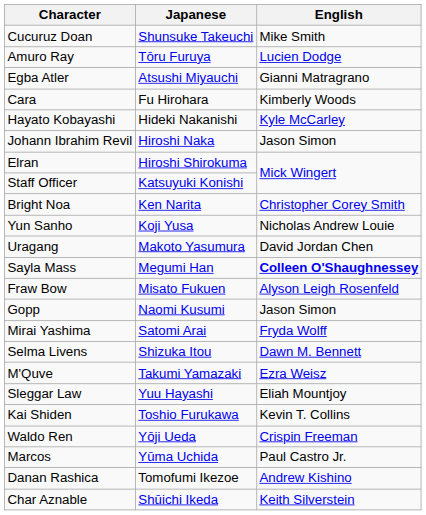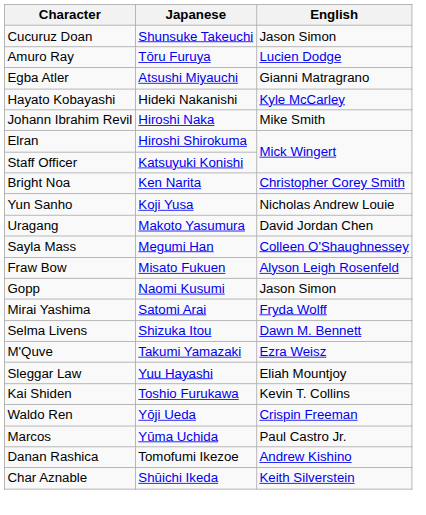(292, 36) Mike Smith -> (298, 36) Jason Simon
- row: (22, 99)
(298, 141) Jason Simon -> (292, 120) Mike Smith
(339, 267) bold -> (334, 246) normal
